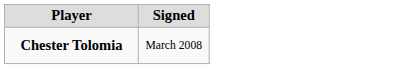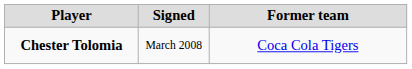+ column: (308, 16)
